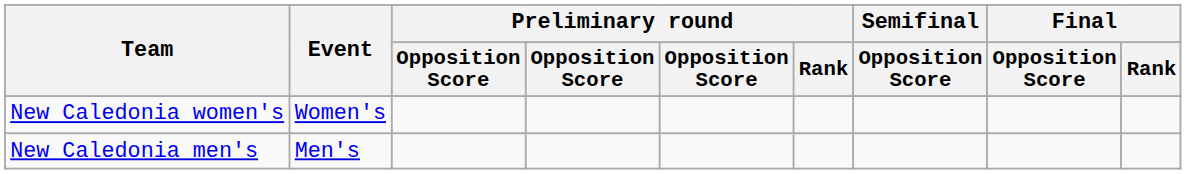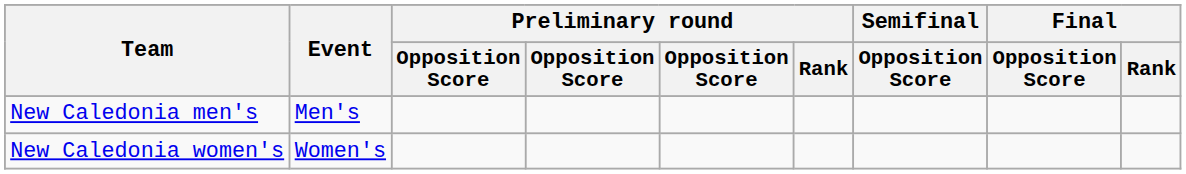rows swapped: (134, 151) <-> (147, 114)
